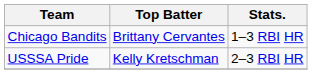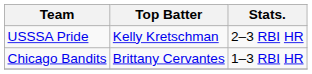rows swapped: (57, 36) <-> (48, 58)
